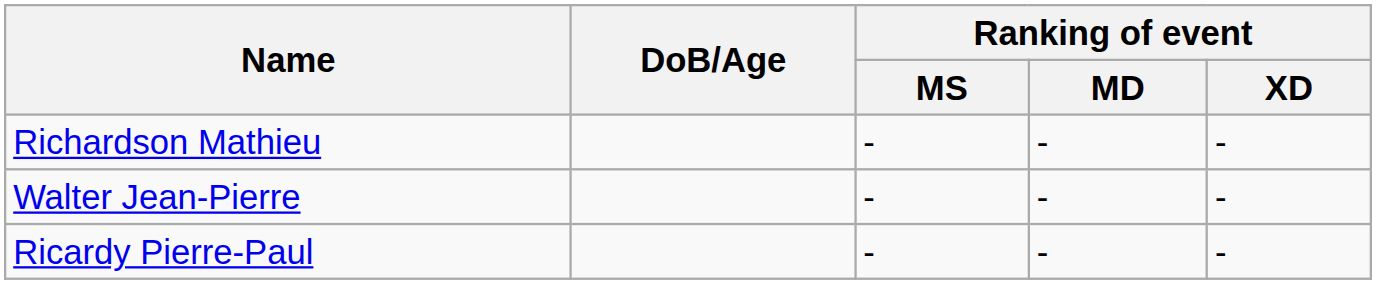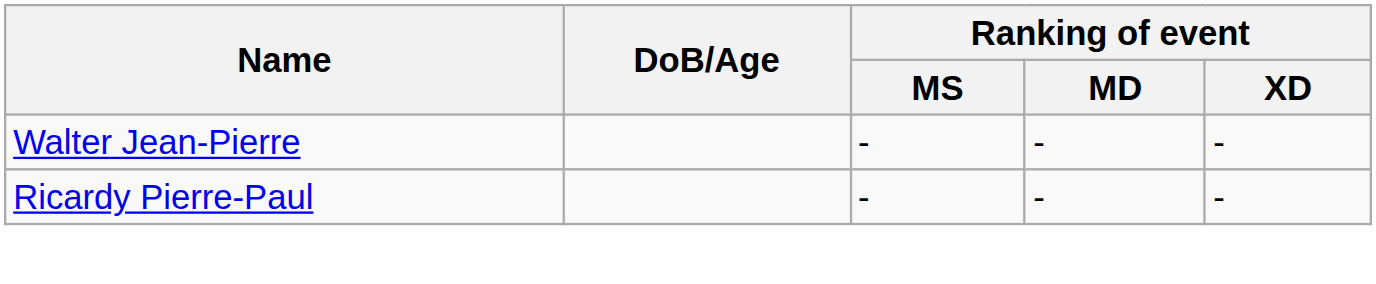- row: (167, 142)
